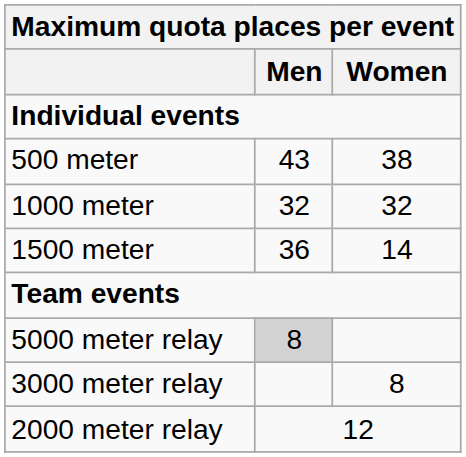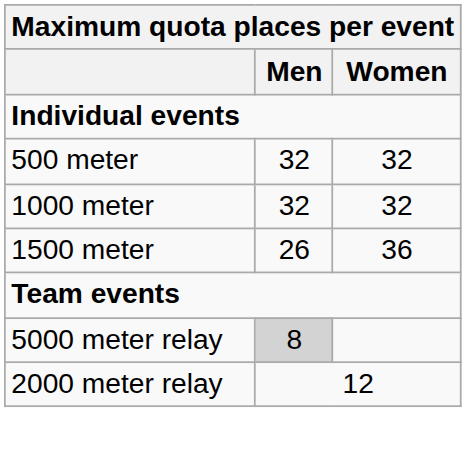(294, 160) 43 -> (294, 160) 32
(397, 160) 38 -> (397, 160) 32
(294, 250) 36 -> (294, 250) 26
(397, 250) 14 -> (397, 250) 36
- row: (117, 384)
